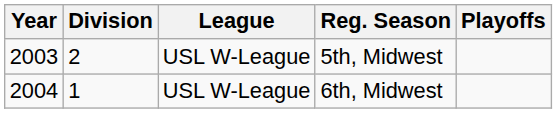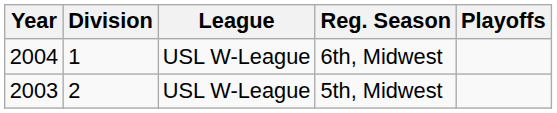rows swapped: (381, 56) <-> (381, 90)
